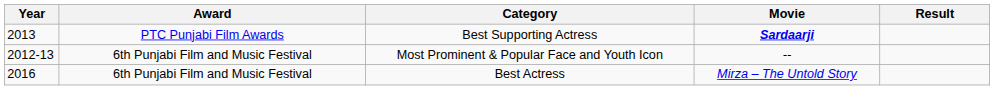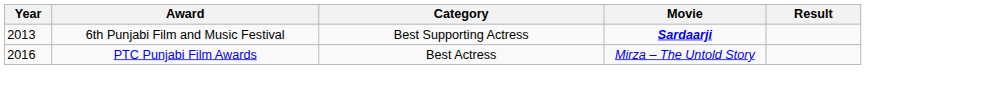(212, 34) PTC Punjabi Film Awards -> (185, 34) 6th Punjabi Film and Music Festival
- row: (530, 54)
(212, 74) 6th Punjabi Film and Music Festival -> (185, 54) PTC Punjabi Film Awards
